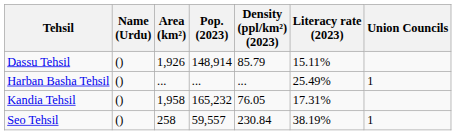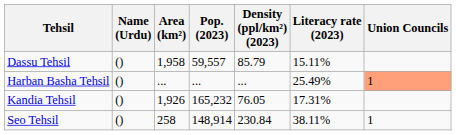(171, 61) 1,926 -> (171, 61) 1,958
(212, 61) 148,914 -> (209, 61) 59,557
(370, 81) no background -> (370, 81) lightsalmon background
(171, 100) 1,958 -> (171, 100) 1,926
(209, 120) 59,557 -> (212, 120) 148,914
(312, 120) 38.19% -> (312, 120) 38.11%
